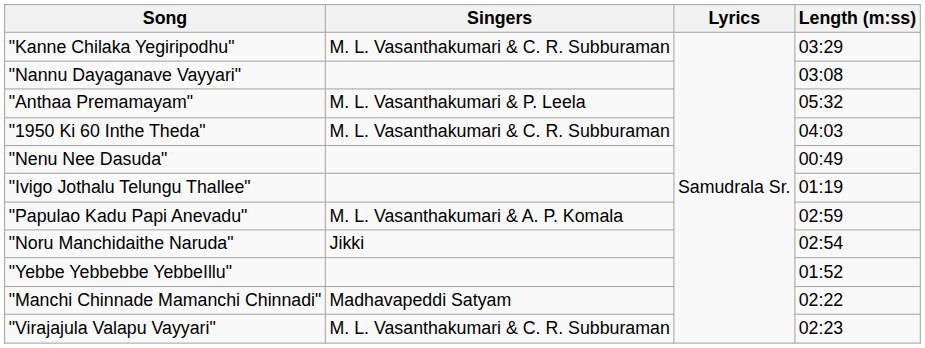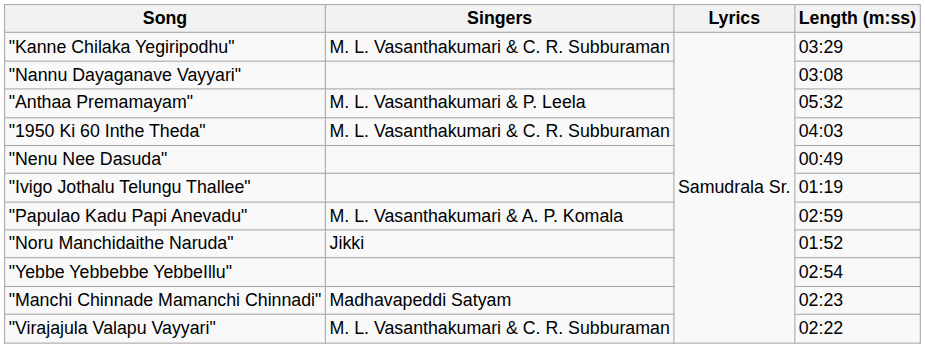(821, 243) 02:54 -> (821, 243) 01:52
(821, 272) 01:52 -> (821, 272) 02:54
(821, 300) 02:22 -> (821, 300) 02:23
(821, 328) 02:23 -> (821, 328) 02:22
